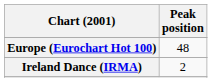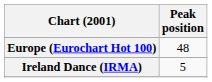(183, 67) 2 -> (183, 67) 5
